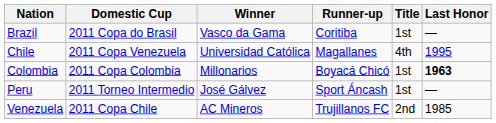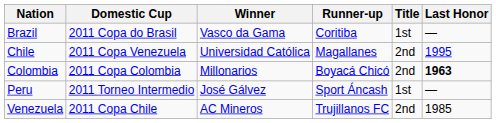(403, 52) 4th -> (405, 52) 2nd
(403, 71) 1st -> (405, 71) 2nd
